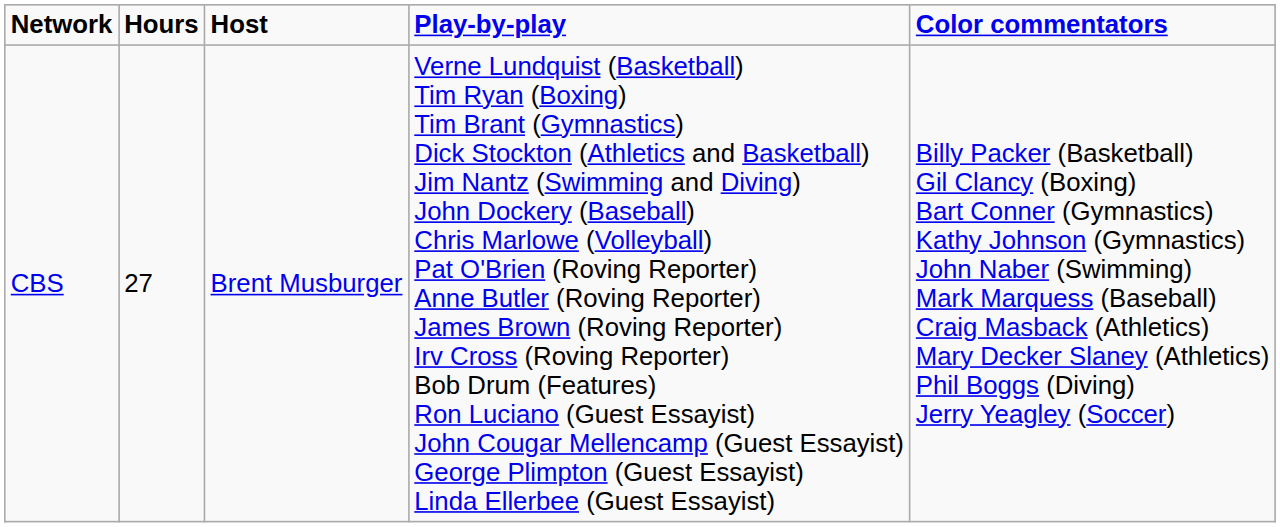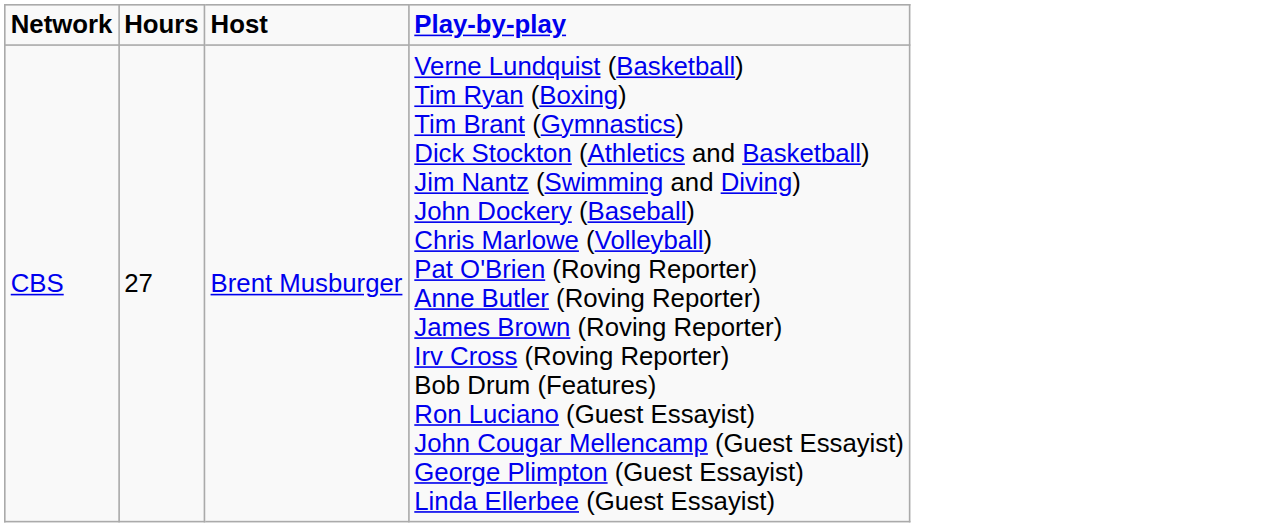- column: (1042, 24)
